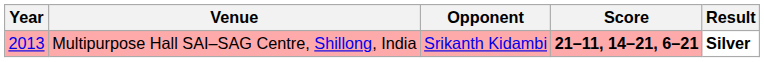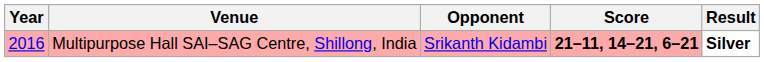(26, 44) 2013 -> (26, 44) 2016
